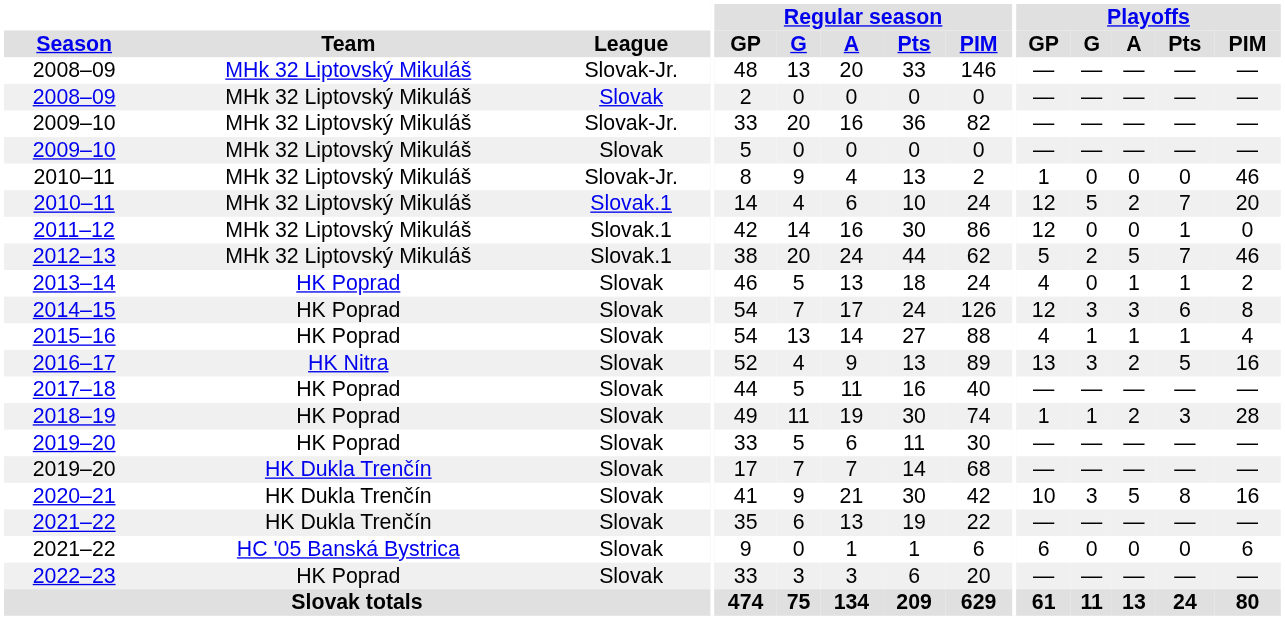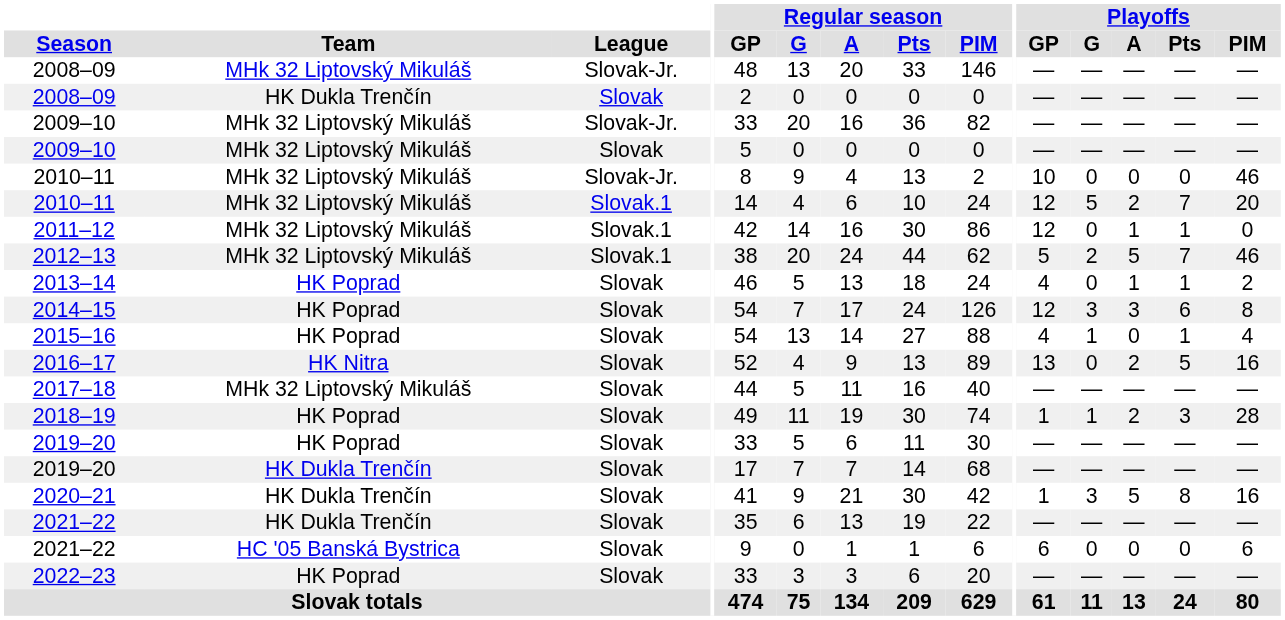(348, 96) MHk 32 Liptovský Mikuláš -> (348, 96) HK Dukla Trenčín
(1044, 176) 1 -> (1044, 176) 10
(1134, 229) 0 -> (1134, 229) 1
(1134, 336) 1 -> (1134, 336) 0
(1092, 362) 3 -> (1092, 362) 0
(348, 389) HK Poprad -> (348, 389) MHk 32 Liptovský Mikuláš
(1044, 495) 10 -> (1044, 495) 1
